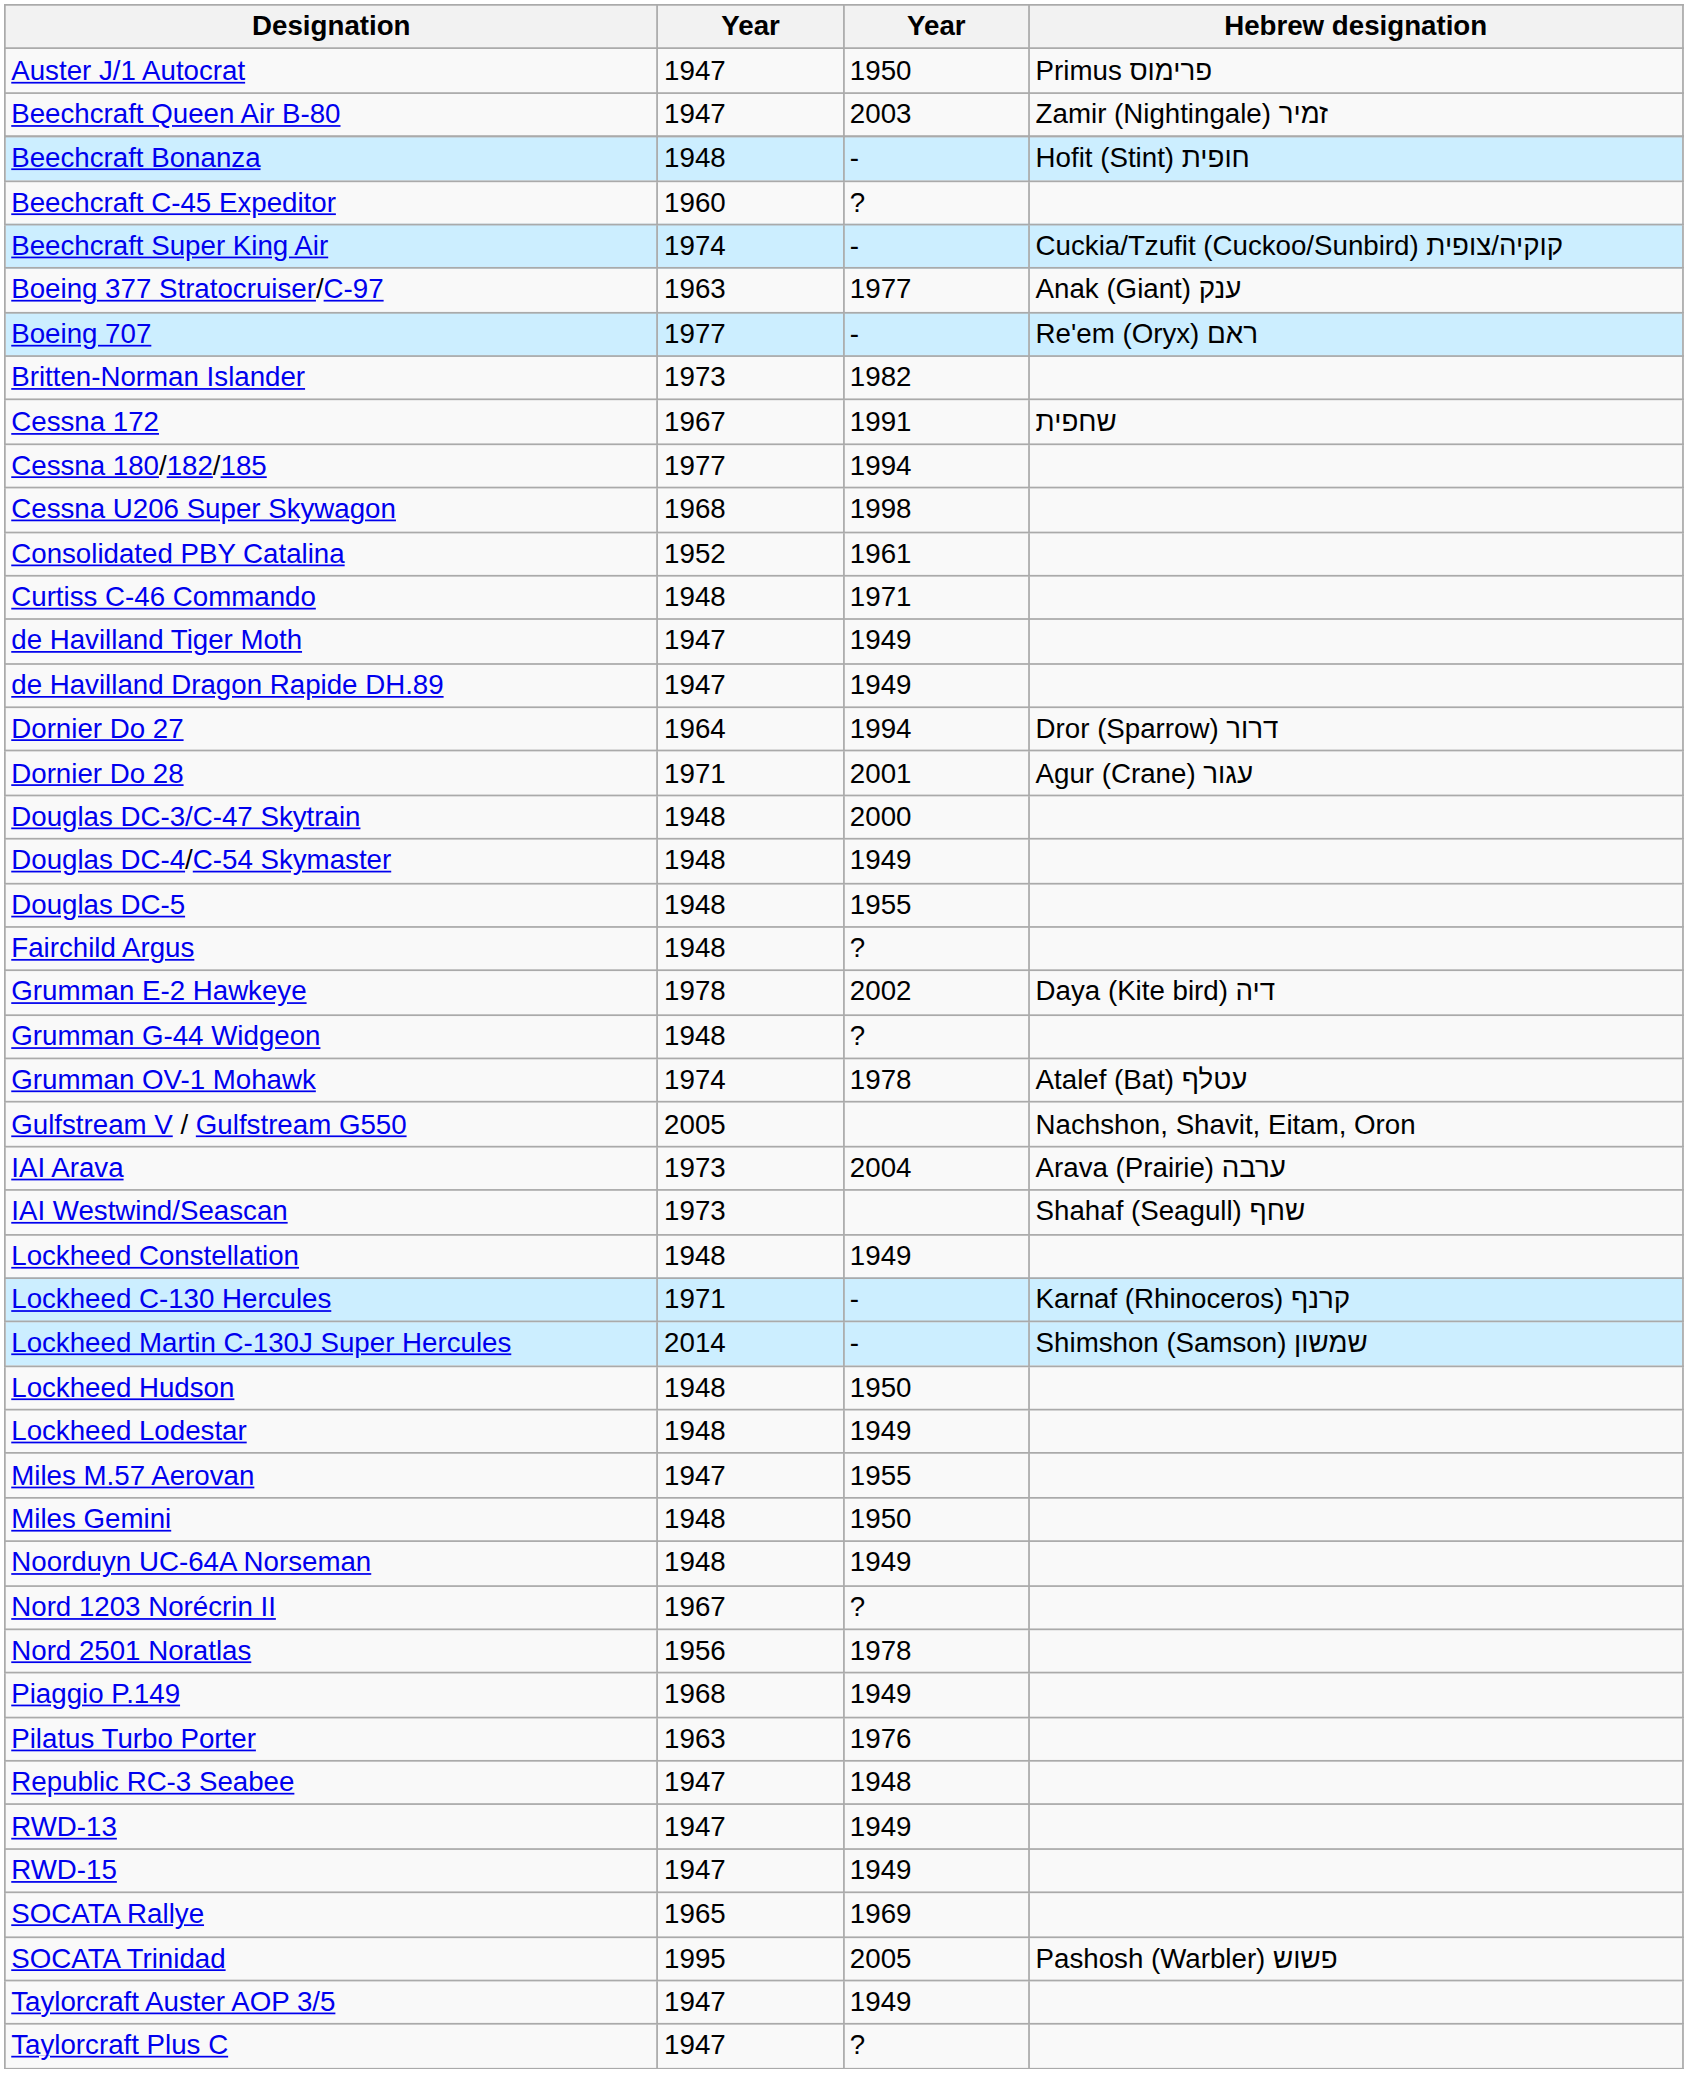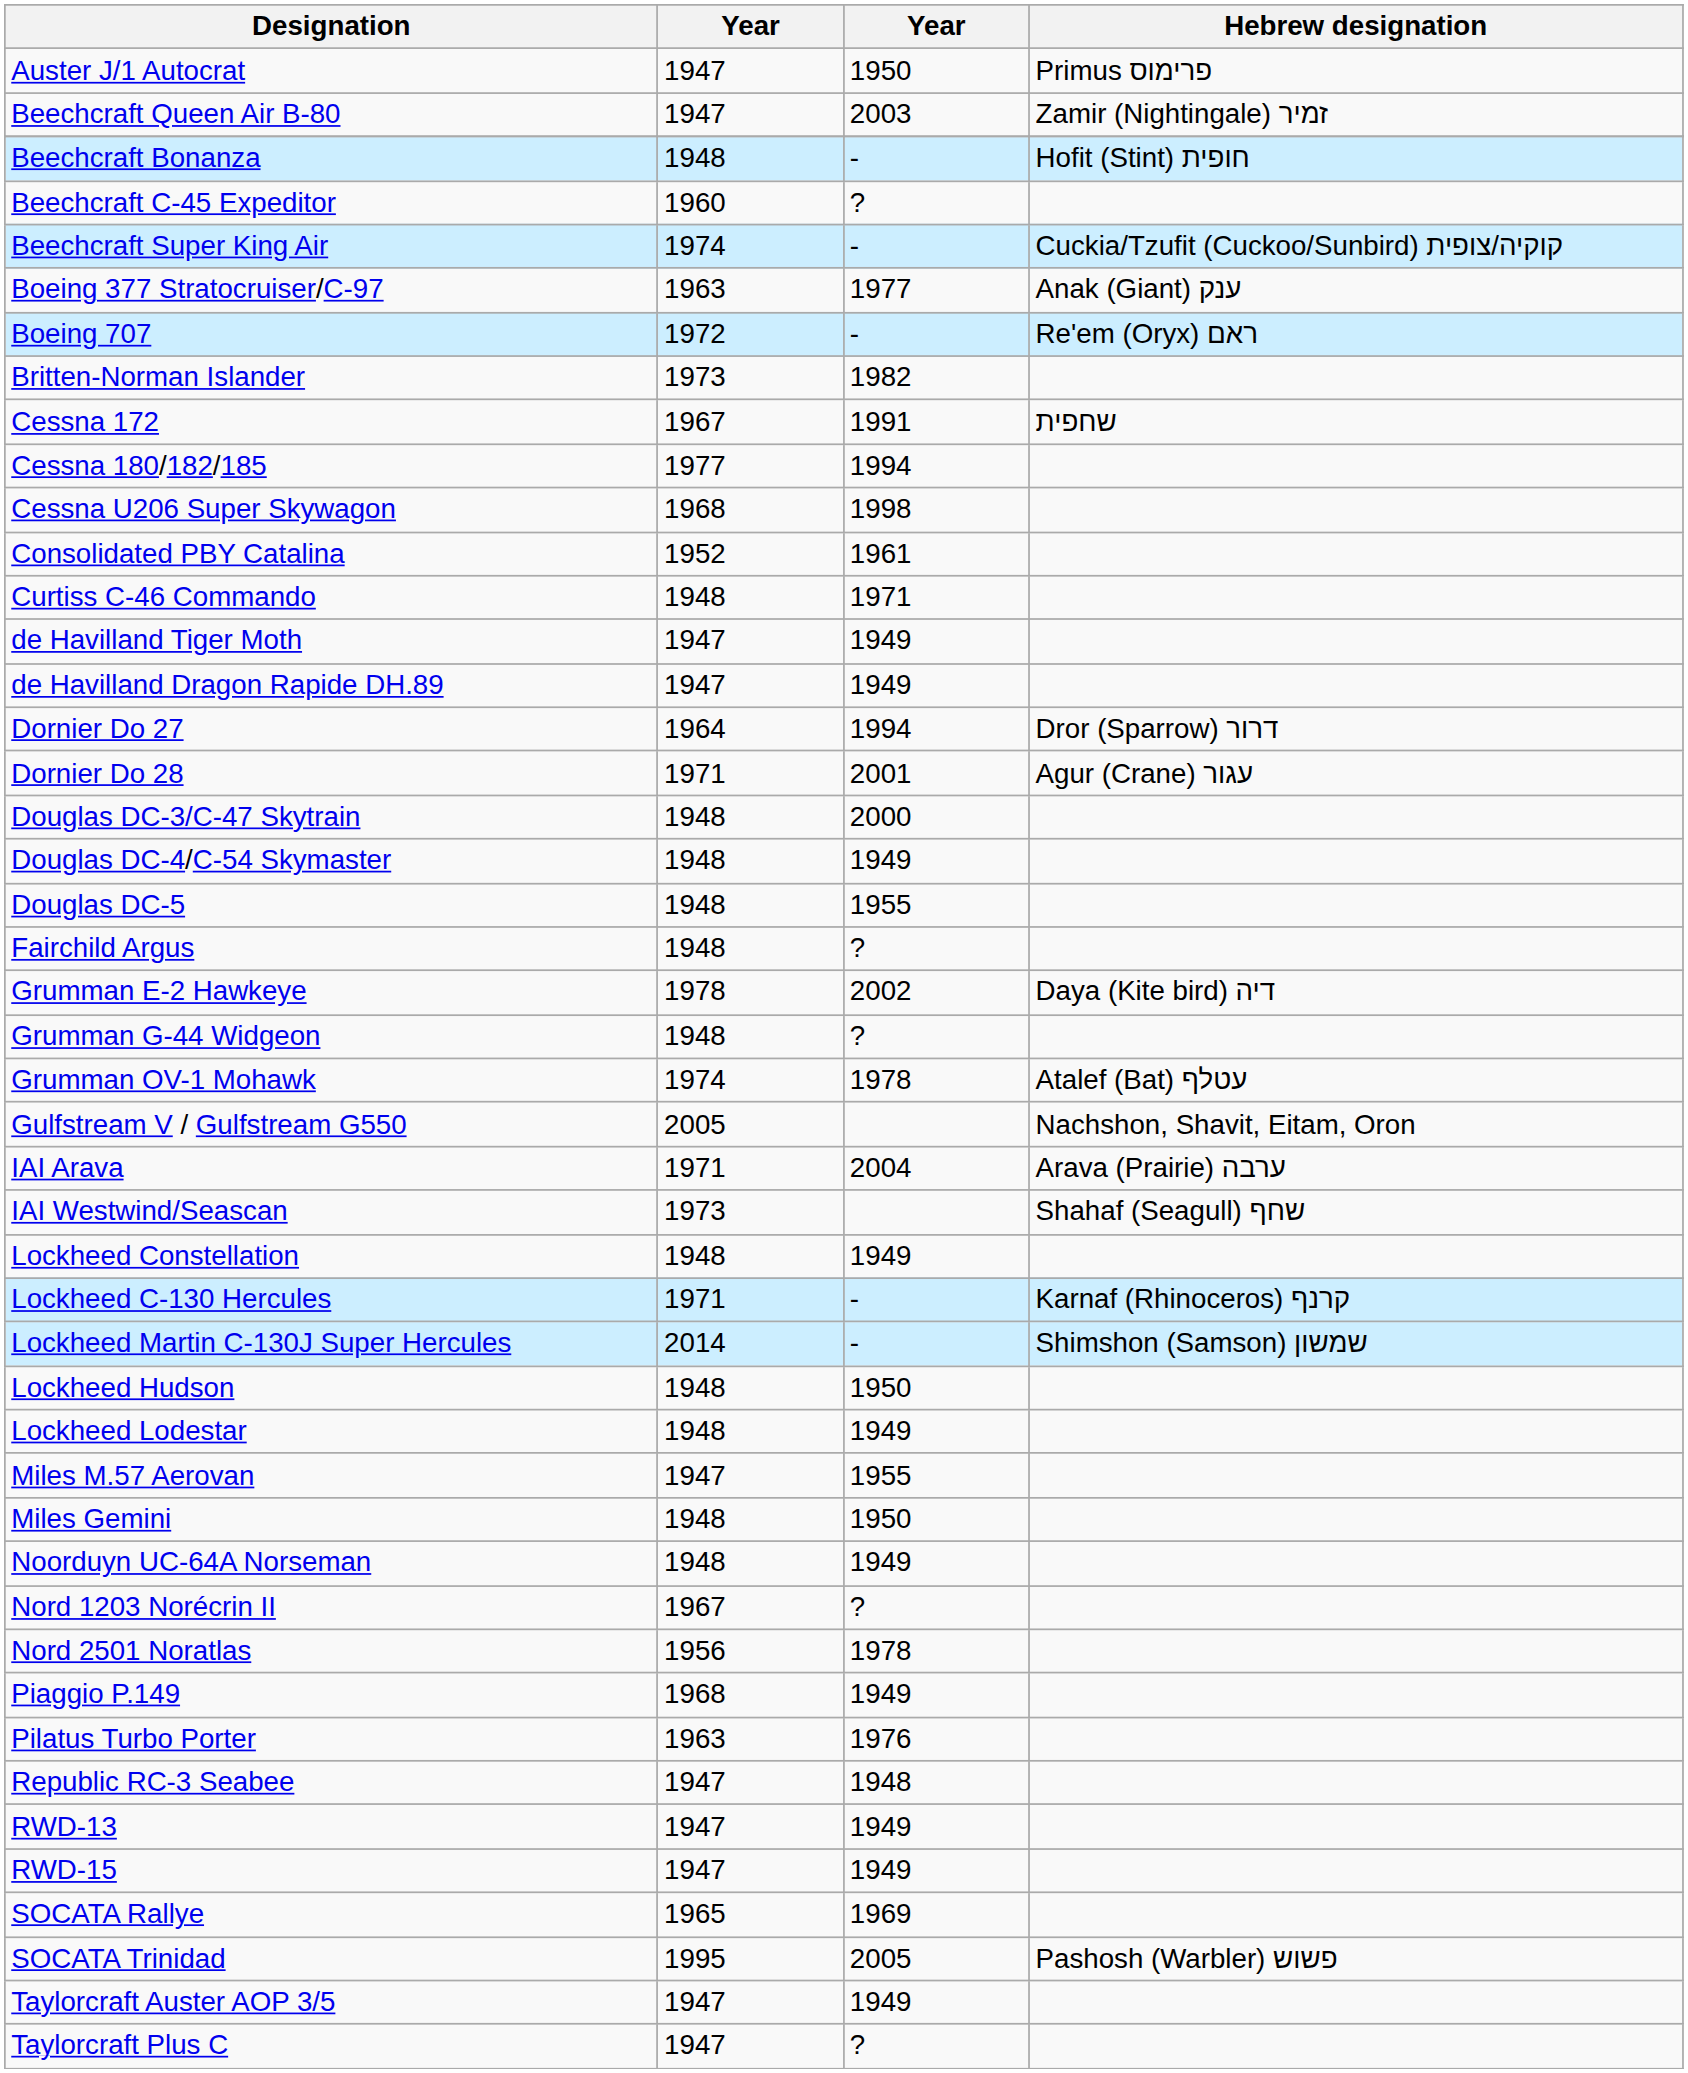(695, 333) 1977 -> (695, 333) 1972
(695, 1167) 1973 -> (695, 1167) 1971
